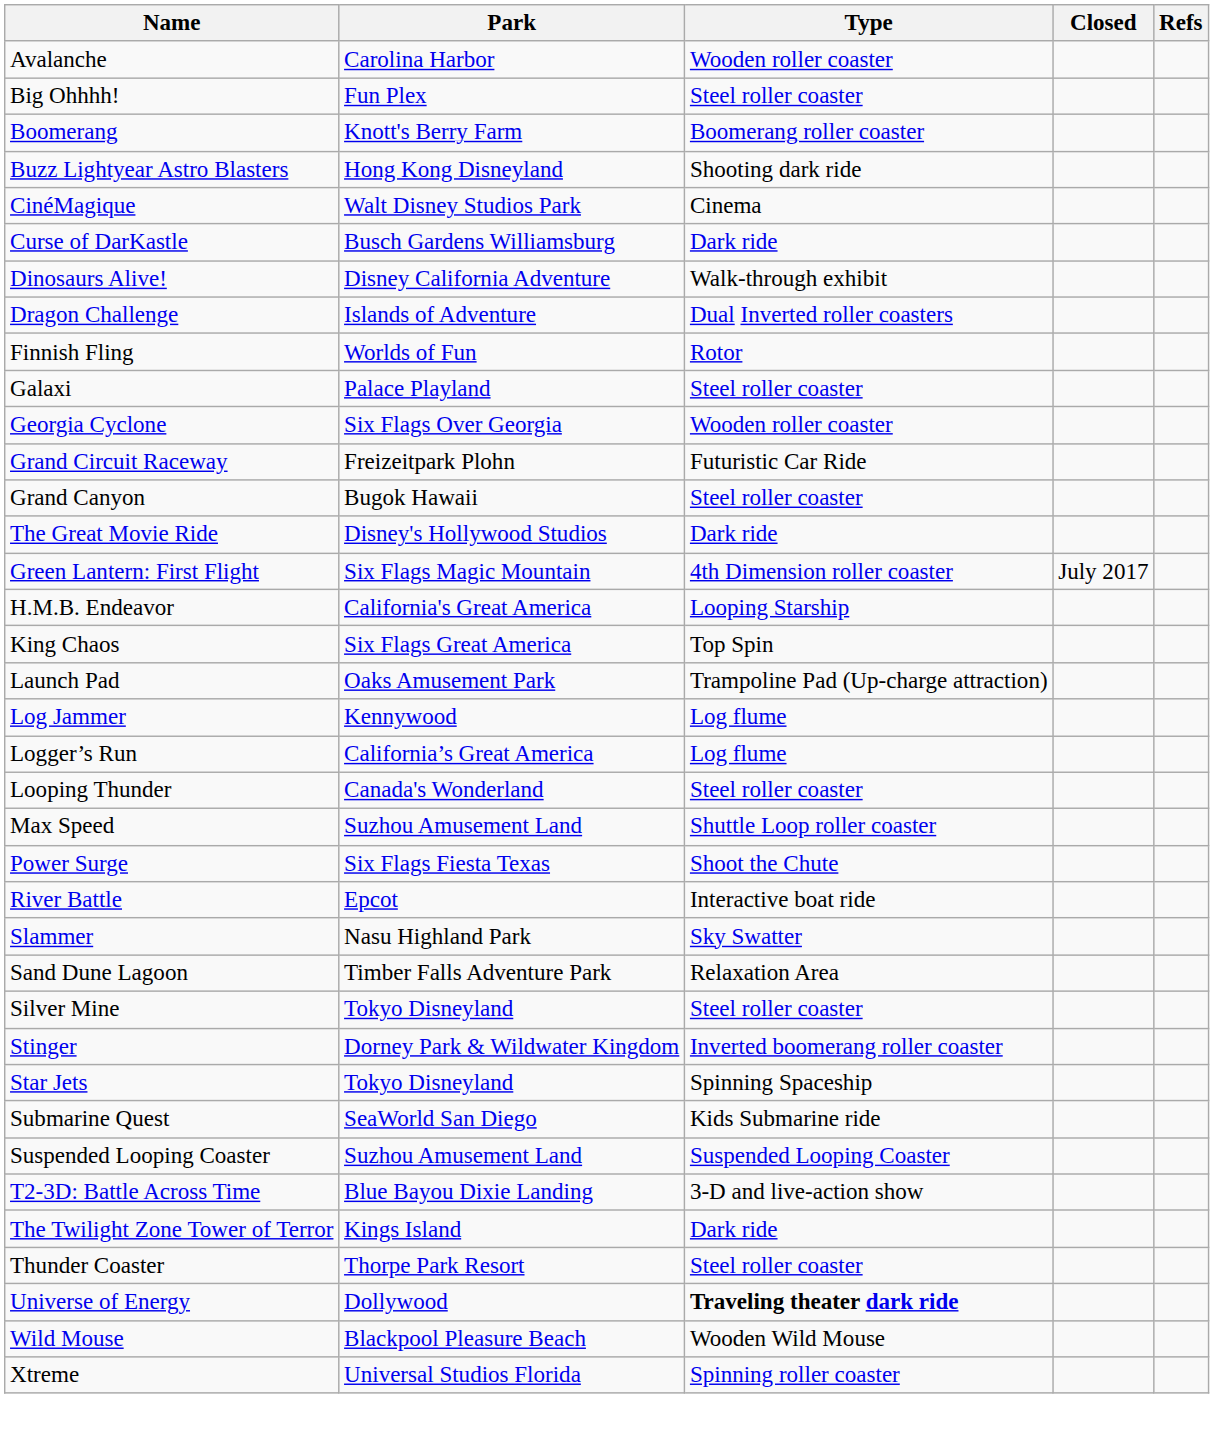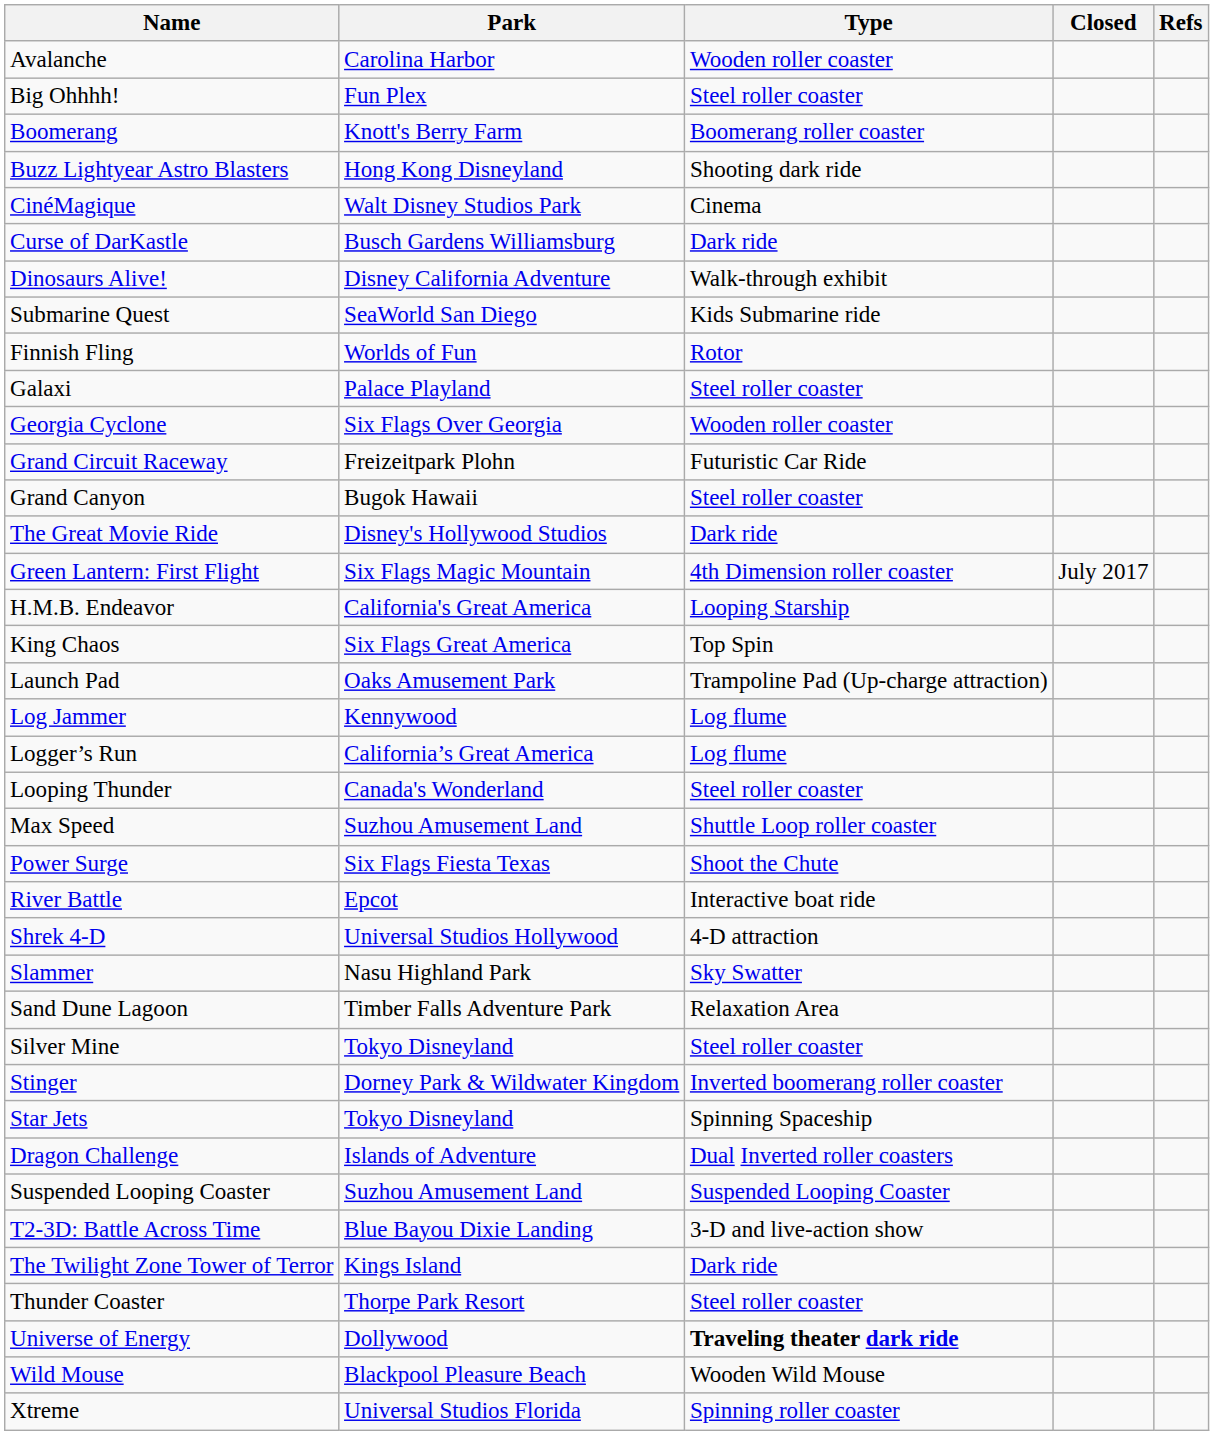rows swapped: (94, 315) <-> (90, 1118)
+ row: (58, 936)
